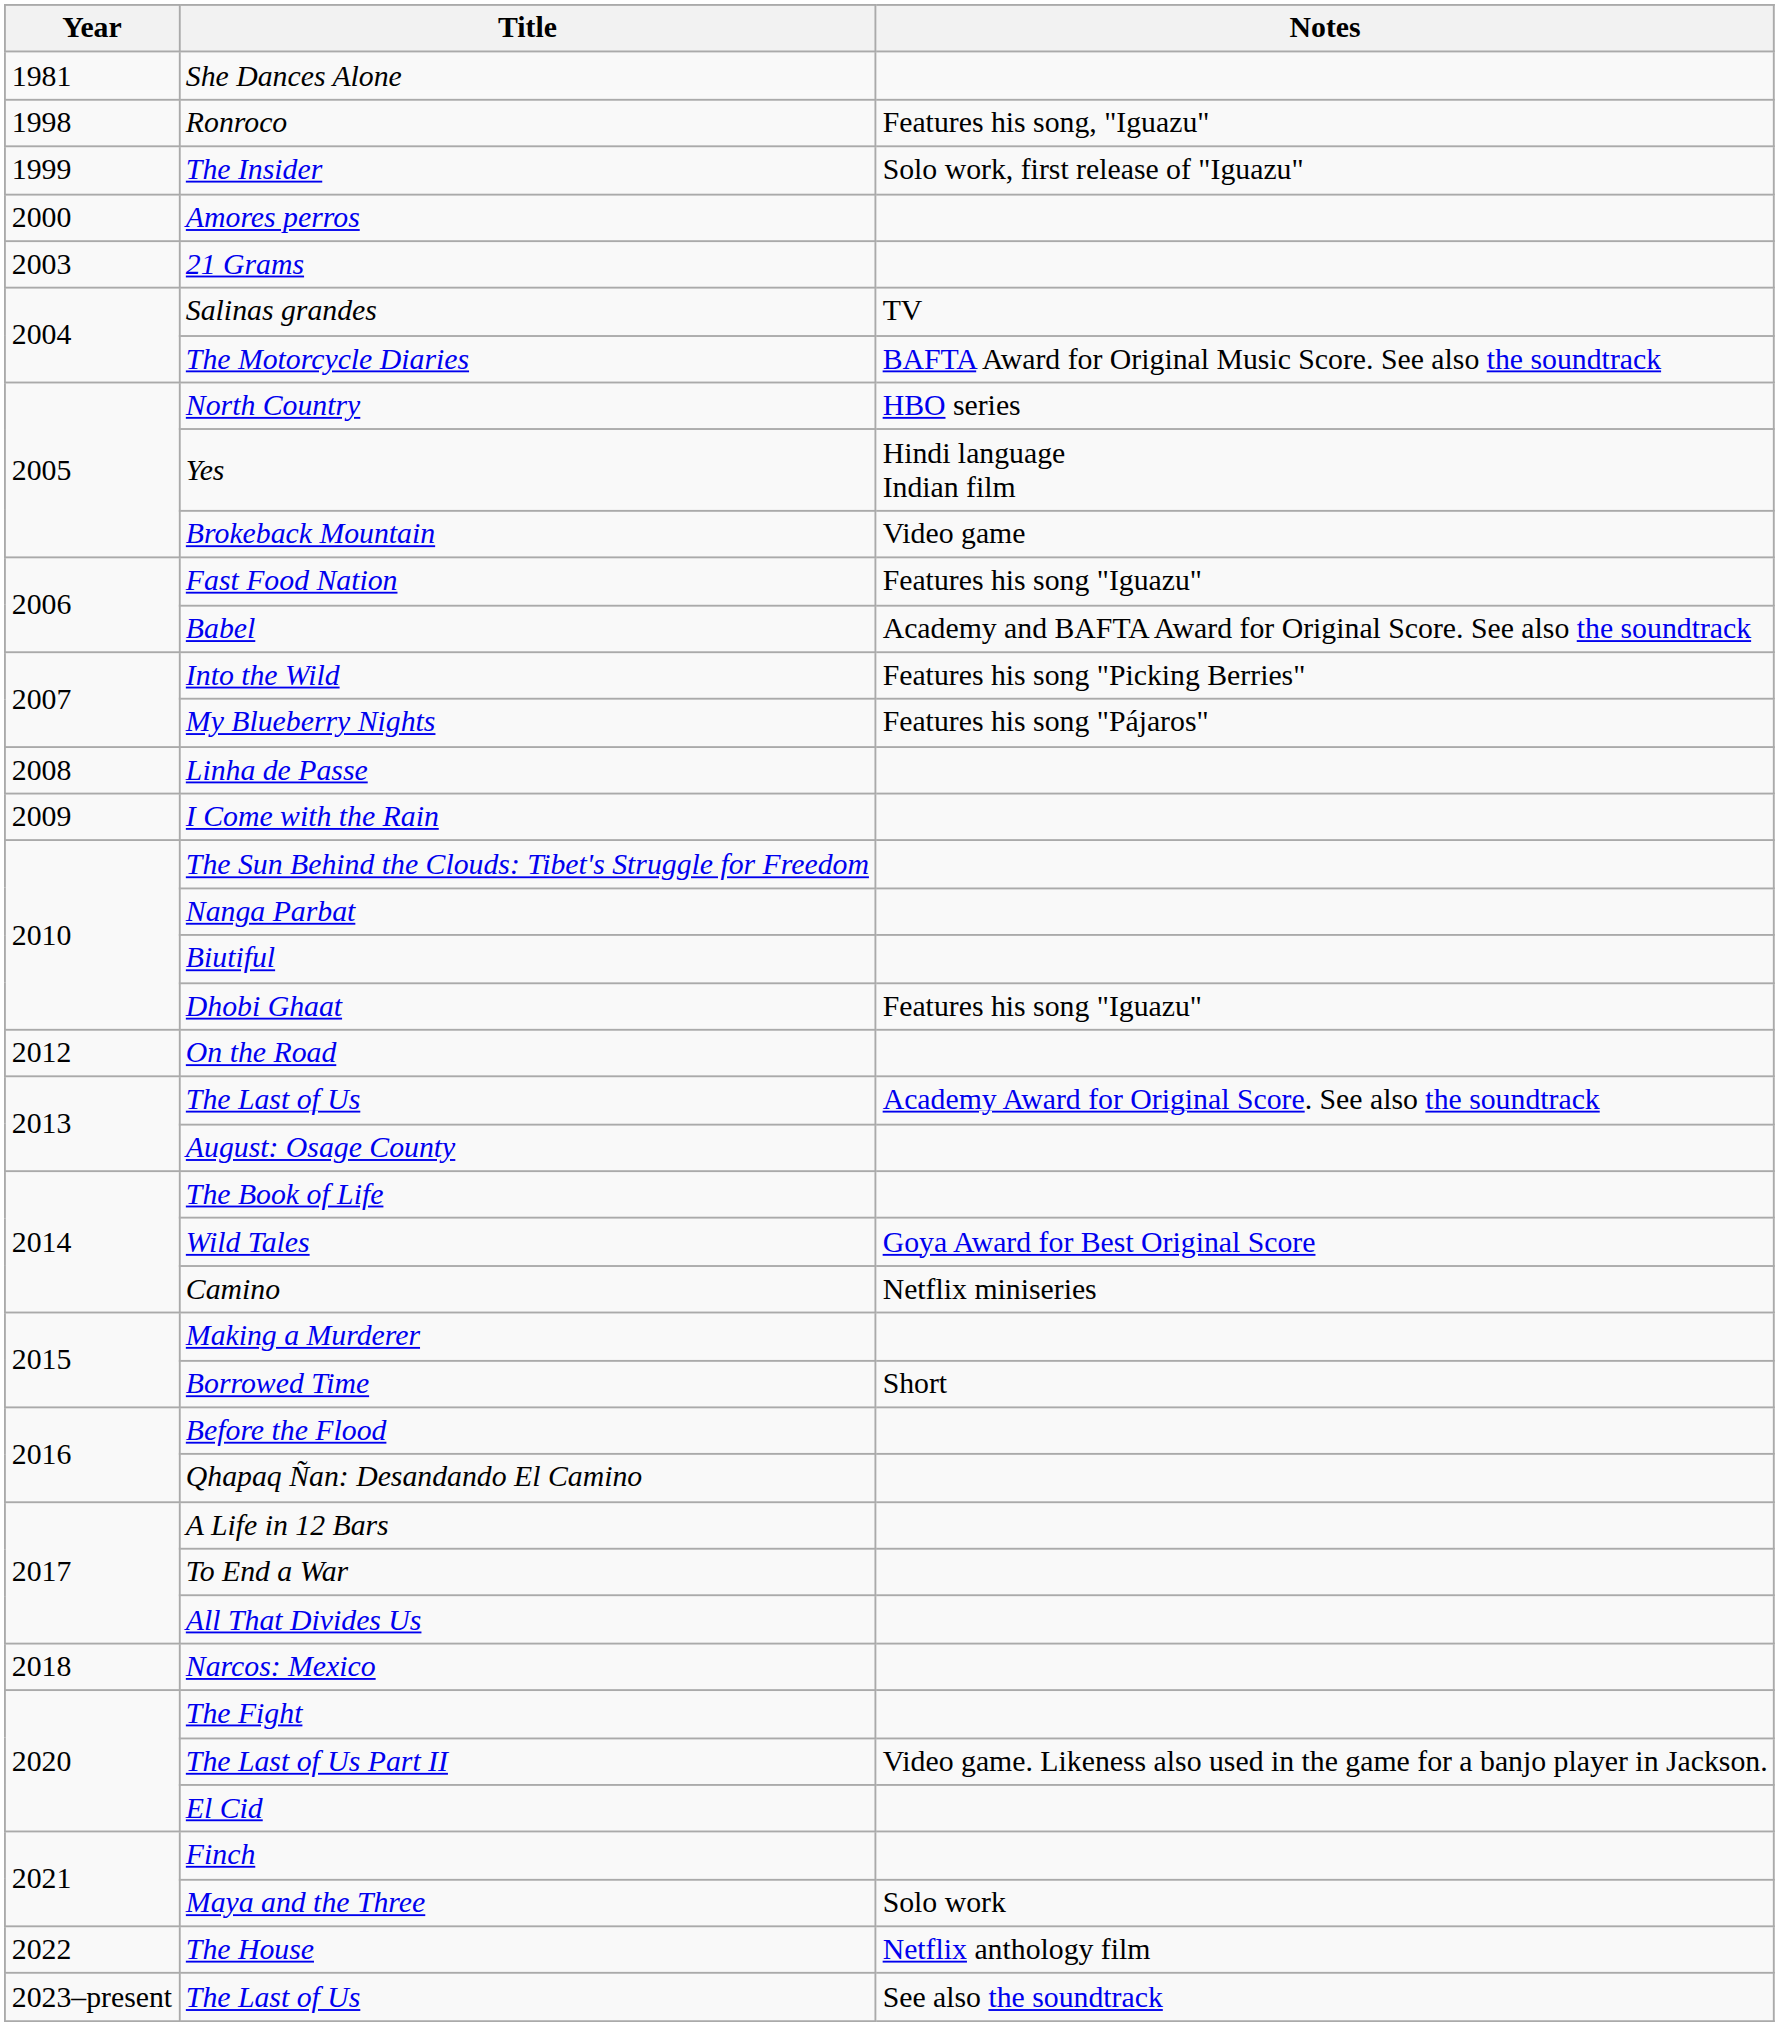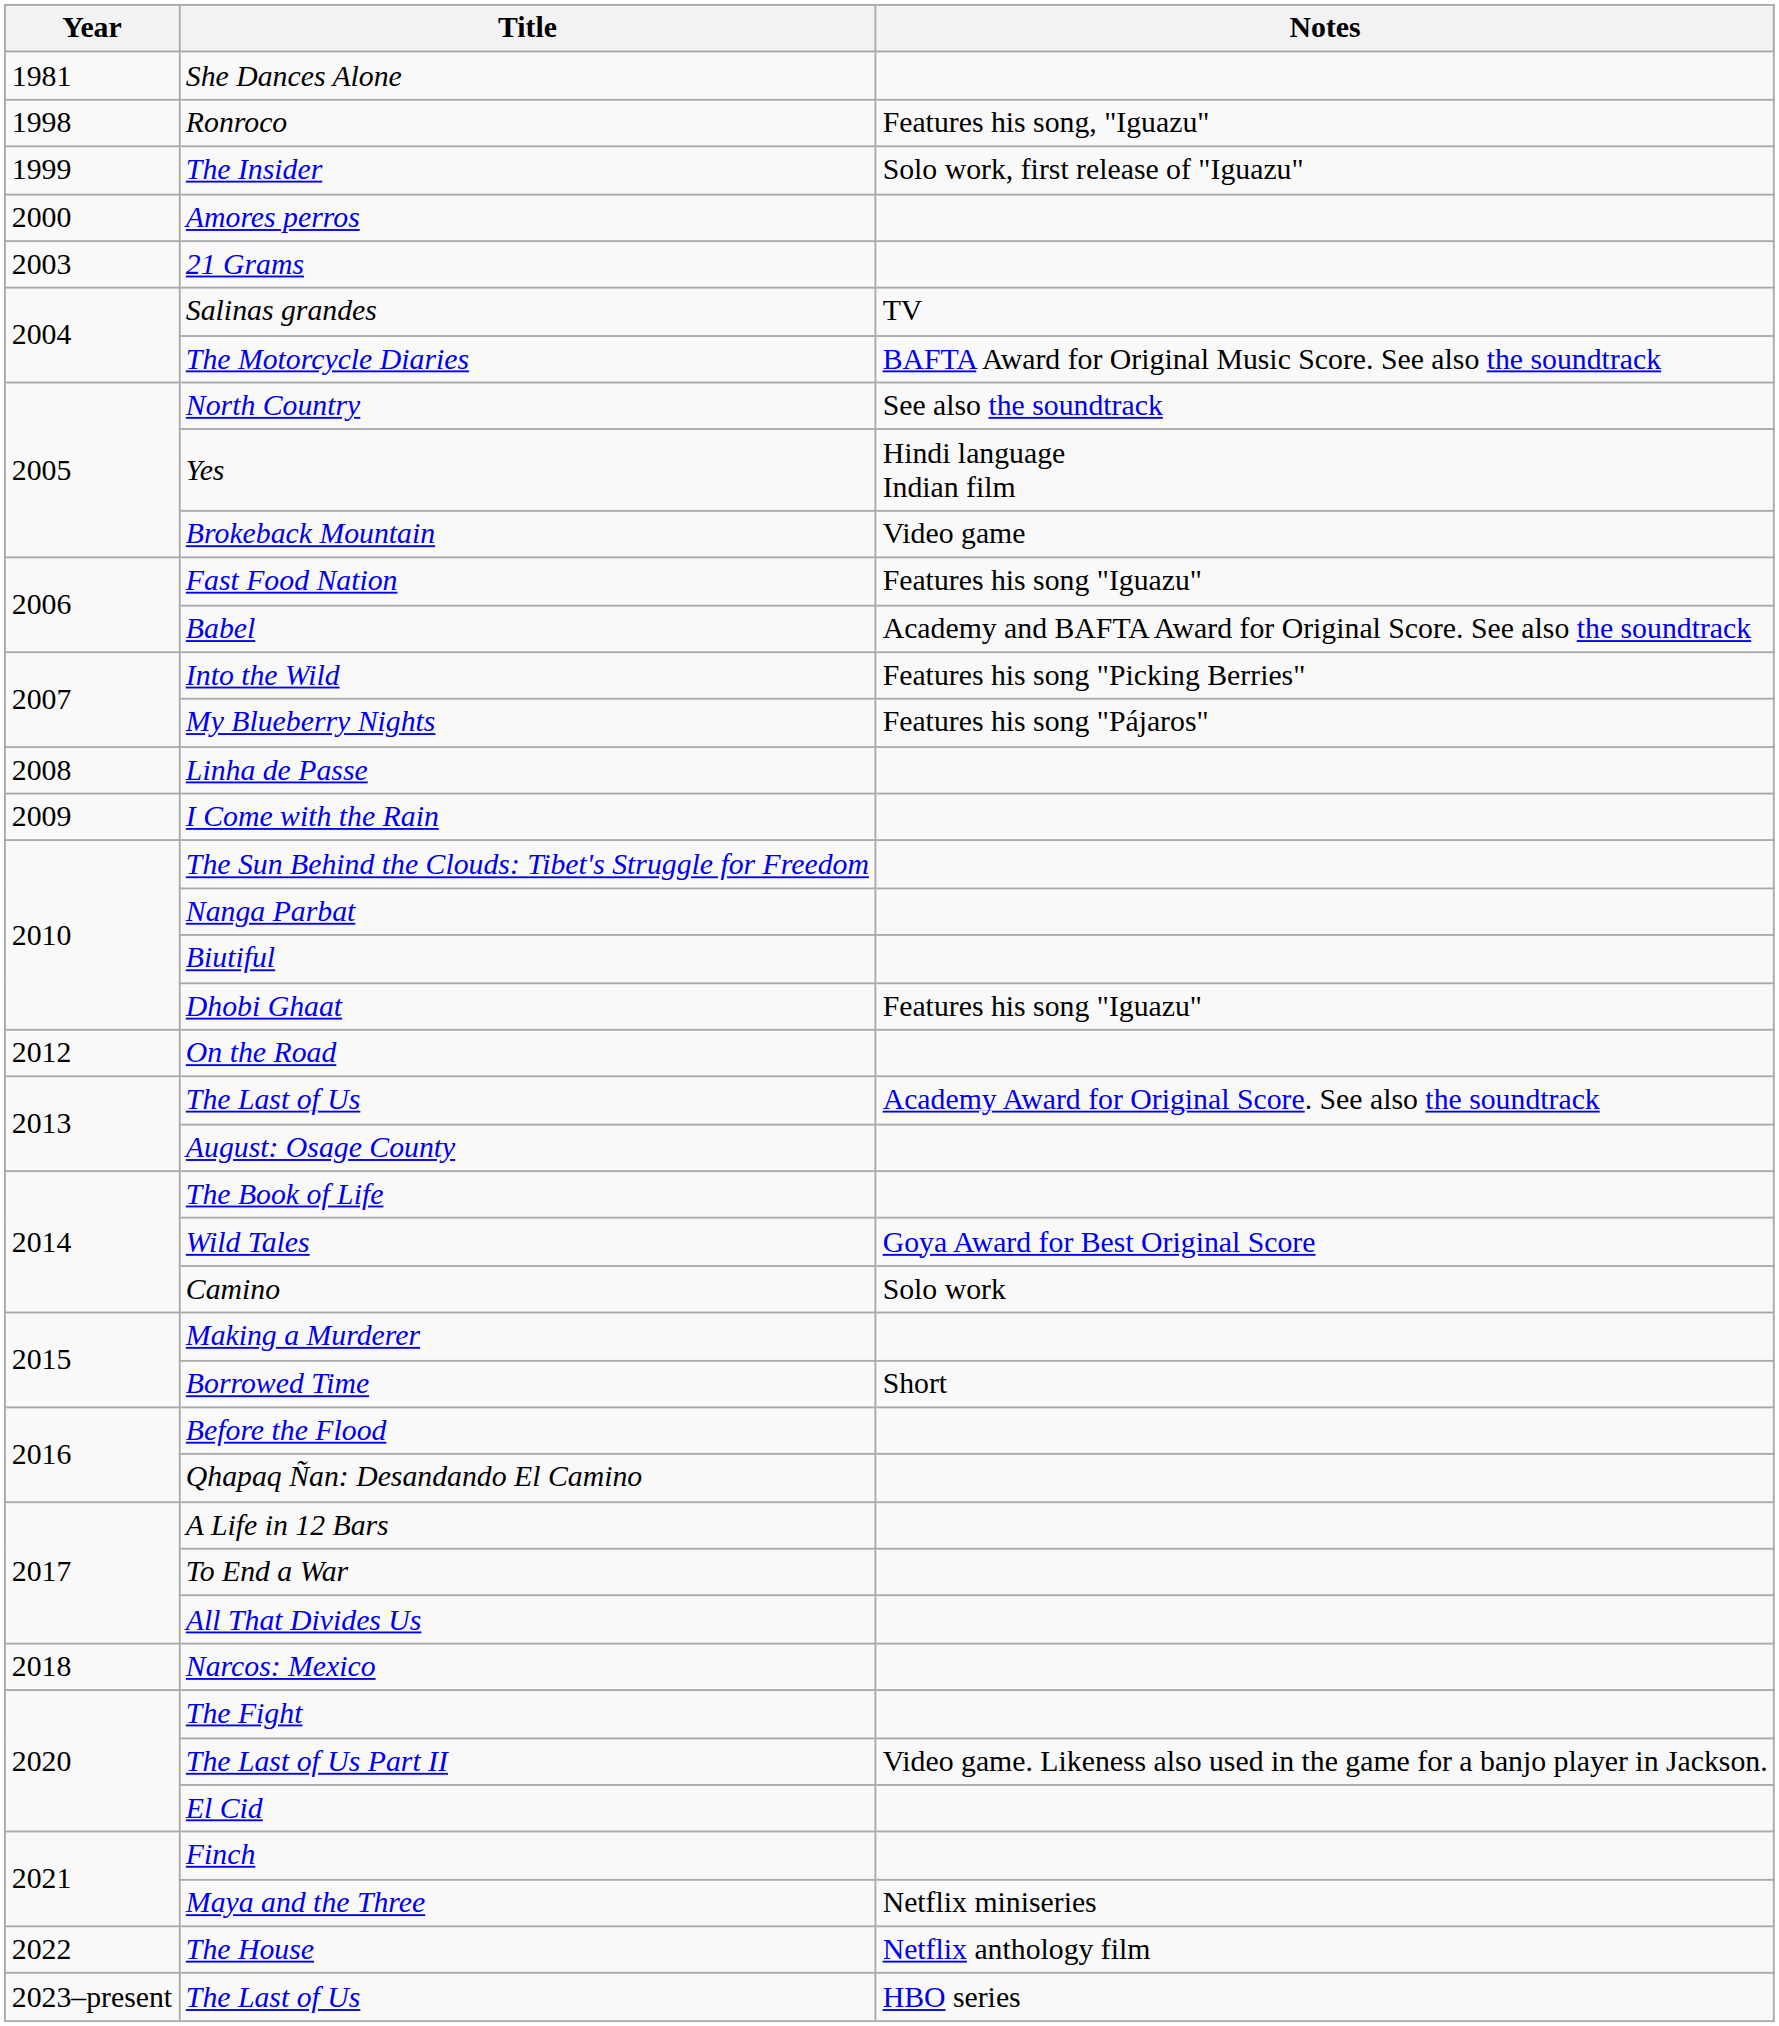(952, 405) HBO series -> (1023, 405) See also the soundtrack
(990, 1288) Netflix miniseries -> (944, 1288) Solo work
(944, 1902) Solo work -> (990, 1902) Netflix miniseries
(1023, 1996) See also the soundtrack -> (952, 1996) HBO series
